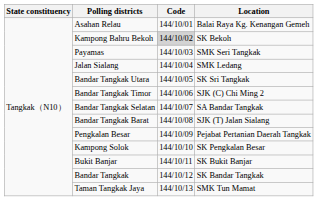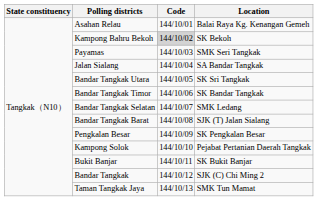(219, 65) SMK Ledang -> (230, 65) SA Bandar Tangkak
(230, 93) SJK (C) Chi Ming 2 -> (230, 93) SK Bandar Tangkak
(230, 106) SA Bandar Tangkak -> (219, 106) SMK Ledang
(254, 134) Pejabat Pertanian Daerah Tangkak -> (231, 134) SK Pengkalan Besar
(231, 147) SK Pengkalan Besar -> (254, 147) Pejabat Pertanian Daerah Tangkak
(230, 175) SK Bandar Tangkak -> (230, 175) SJK (C) Chi Ming 2
